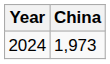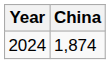(75, 44) 1,973 -> (75, 44) 1,874
